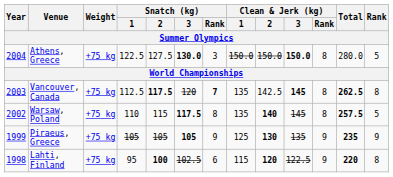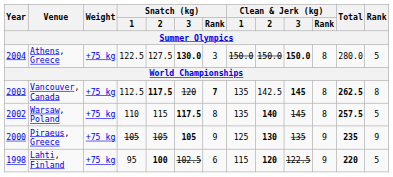(16, 138) 1999 -> (16, 138) 2000
(377, 160) 8 -> (377, 160) 5
